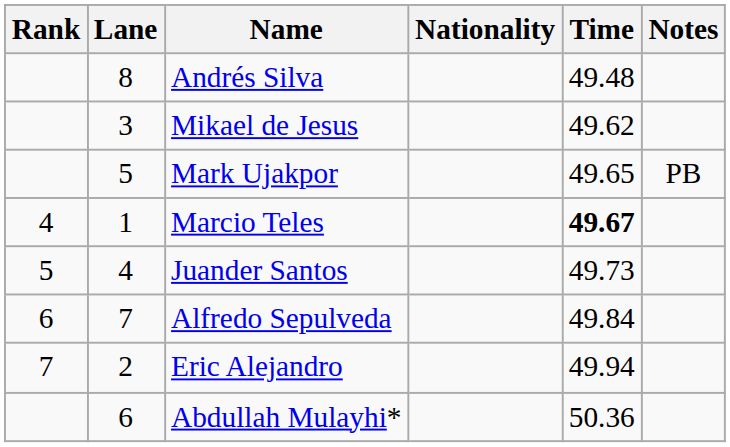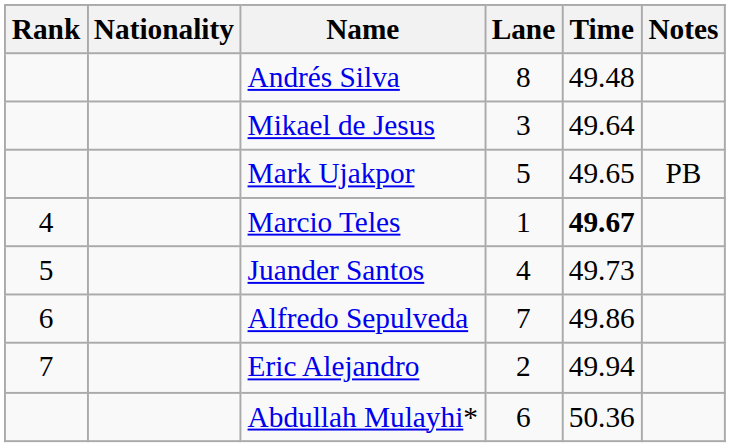columns swapped: (126, 28) <-> (485, 28)
(602, 125) 49.62 -> (602, 125) 49.64
(602, 319) 49.84 -> (602, 319) 49.86
